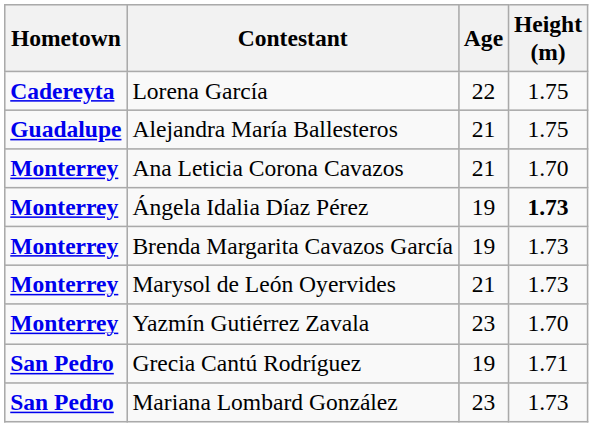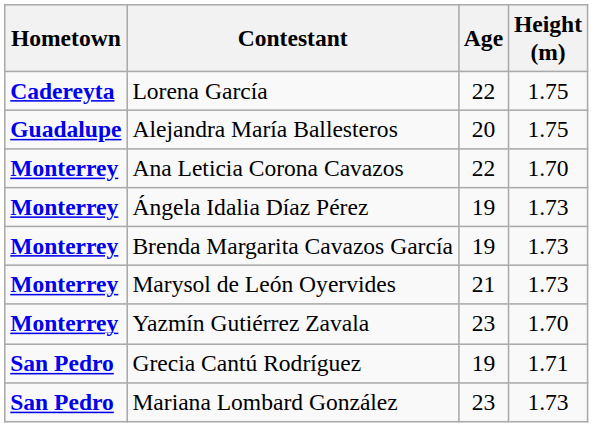(483, 129) 21 -> (483, 129) 20
(483, 168) 21 -> (483, 168) 22
(548, 207) bold -> (548, 207) normal
